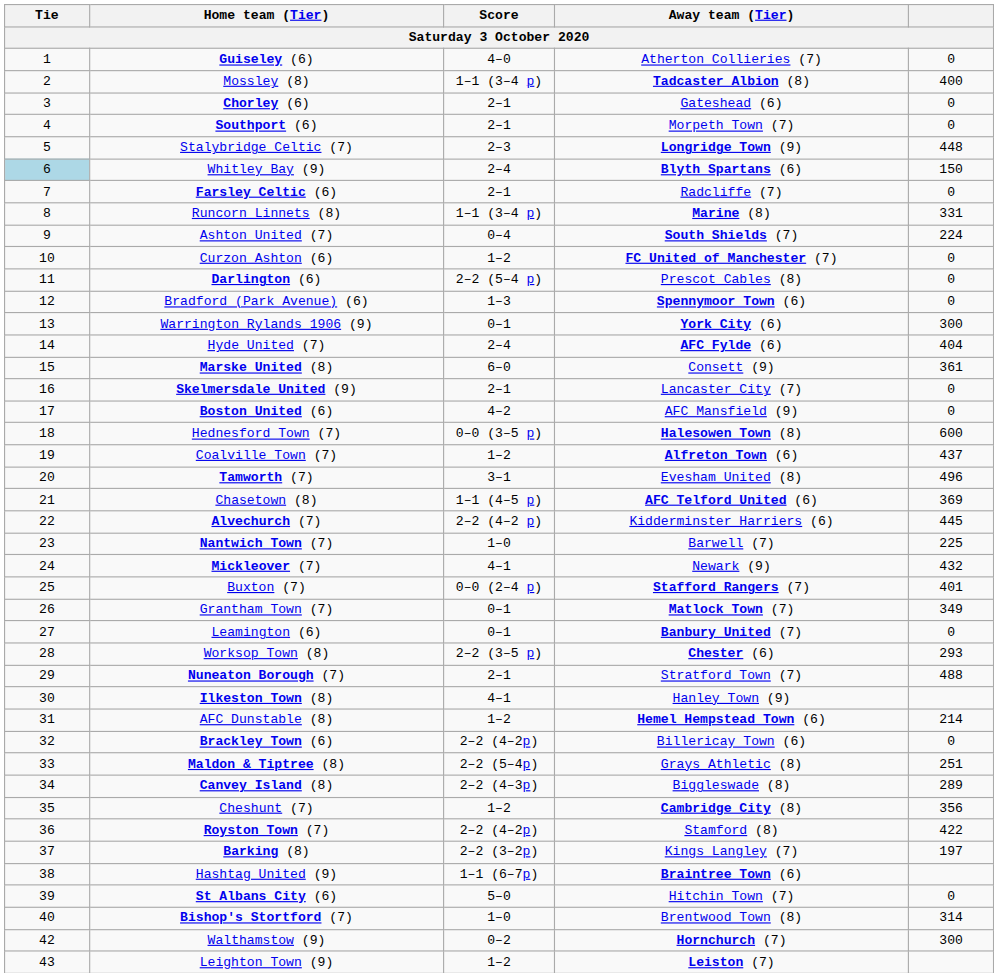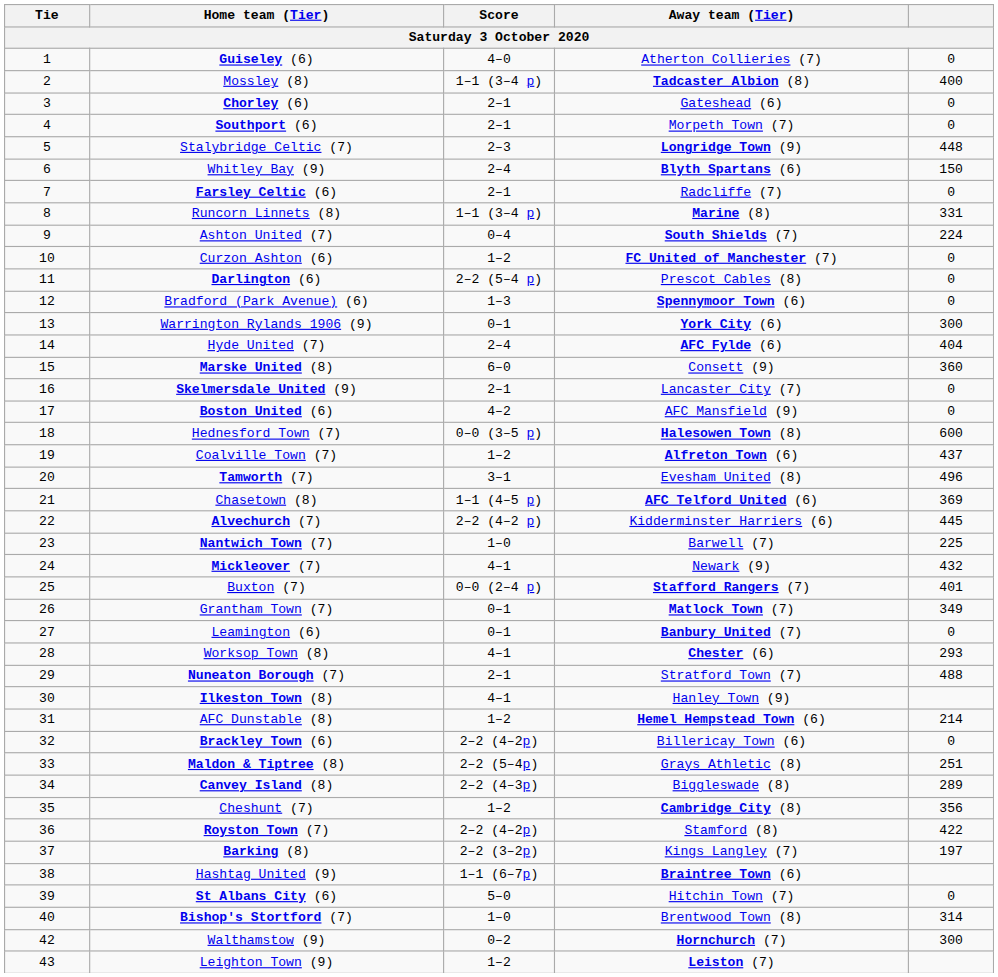(47, 169) lightblue background -> (47, 169) no background
(951, 367) 361 -> (951, 367) 360
(499, 654) 2–2 (3–5 p) -> (499, 654) 4–1
